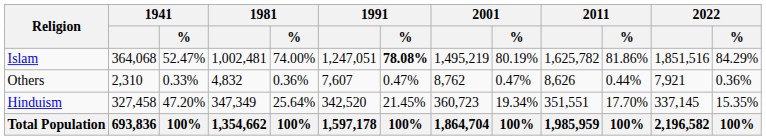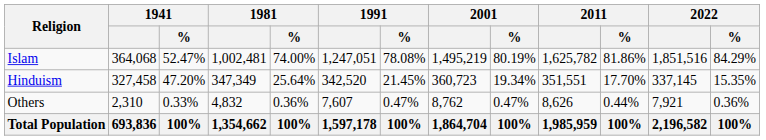(405, 59) bold -> (404, 59) normal
rows swapped: (35, 102) <-> (26, 80)
